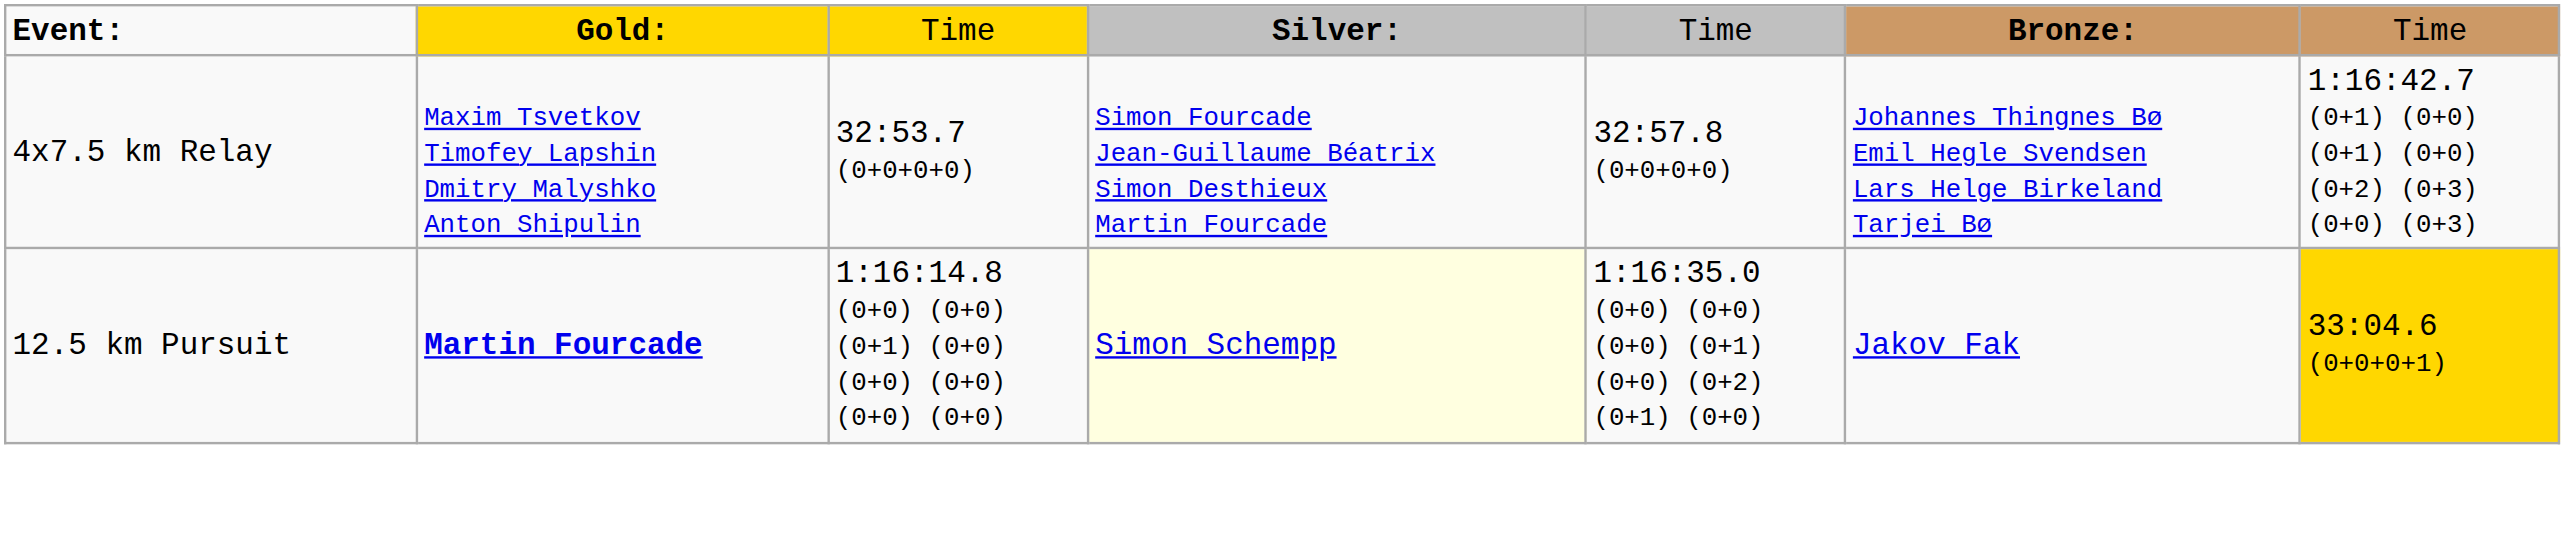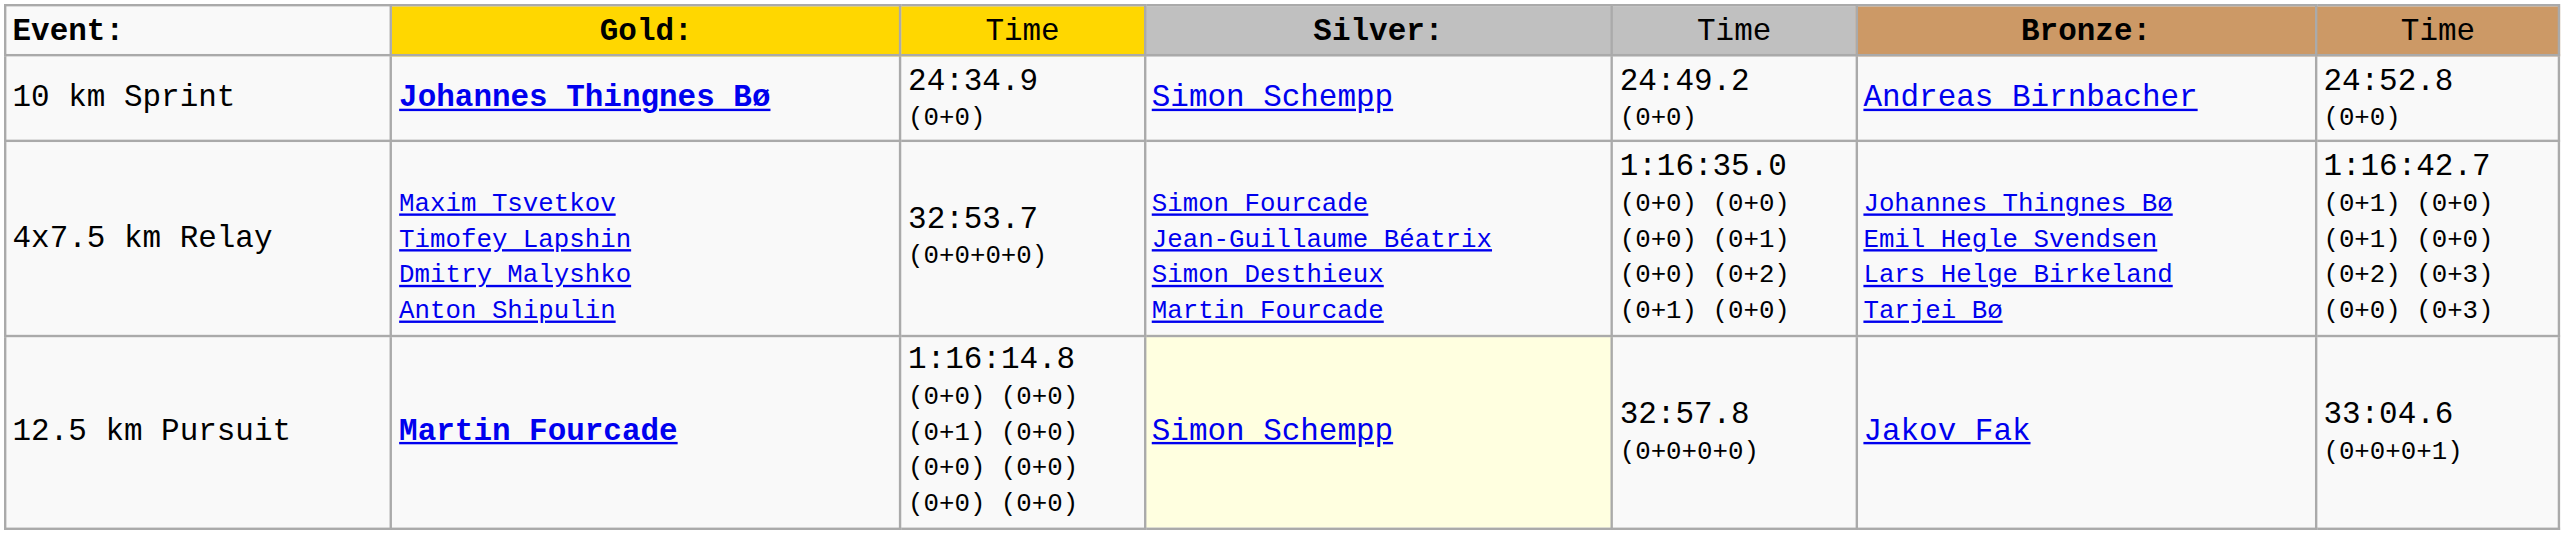+ row: (124, 99)
(1663, 151) 32:57.8 (0+0+0+0) -> (1705, 237) 1:16:35.0 (0+0) (0+0) (0+0) (0+1) (0+0) (0+2) (0+1) (0+0)
(1678, 344) 1:16:35.0 (0+0) (0+0) (0+0) (0+1) (0+0) (0+2) (0+1) (0+0) -> (1689, 430) 32:57.8 (0+0+0+0)
(2377, 344) gold background -> (2393, 430) no background
